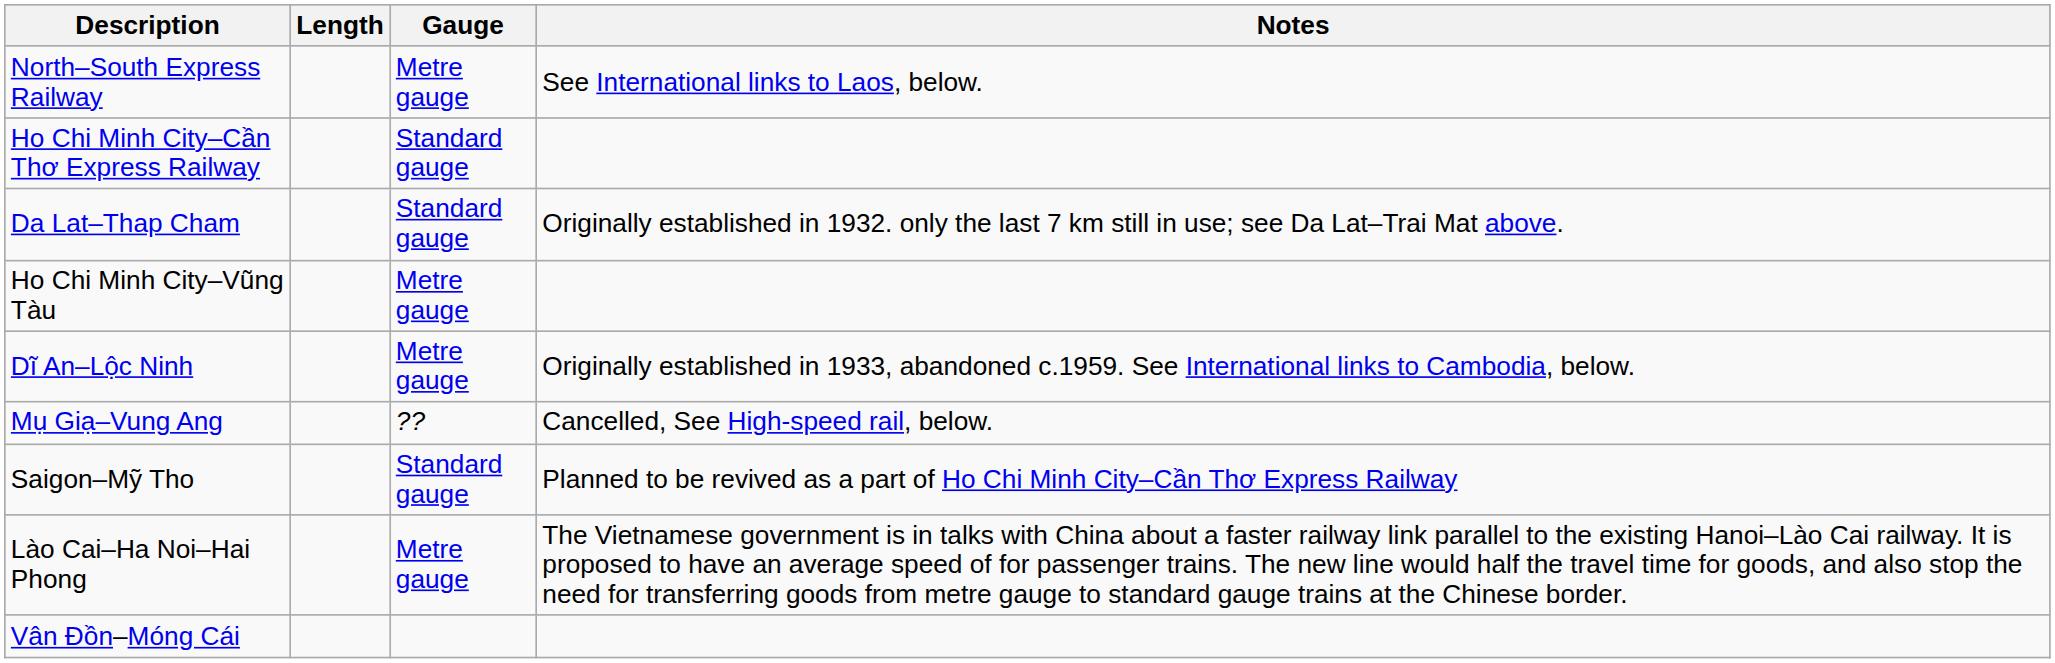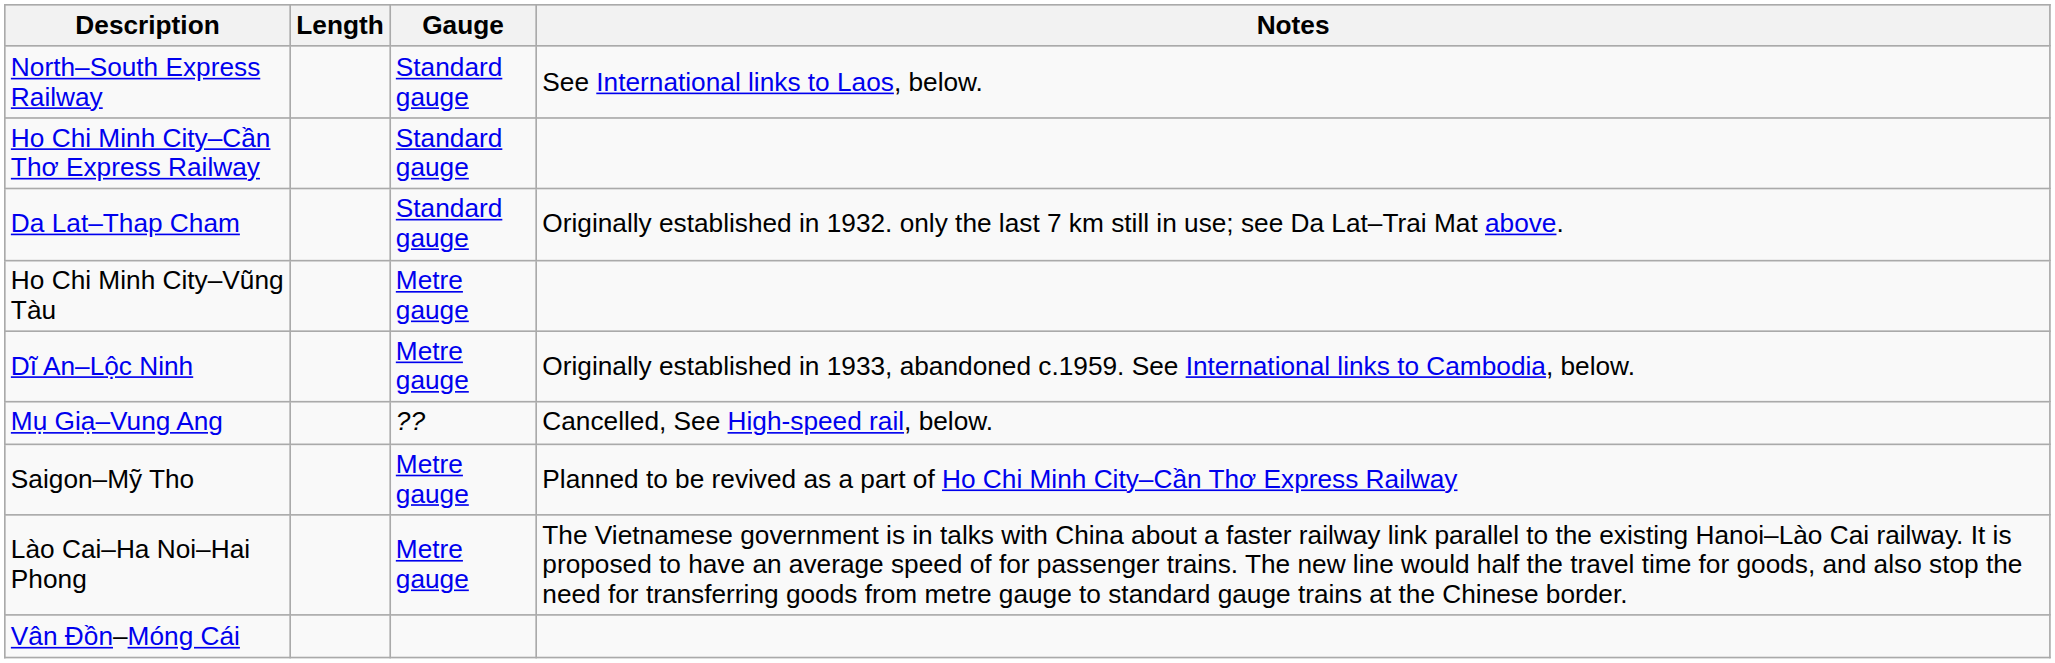(432, 81) Metre gauge -> (449, 81) Standard gauge
(449, 478) Standard gauge -> (432, 478) Metre gauge
